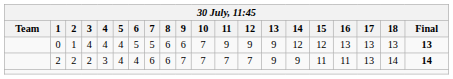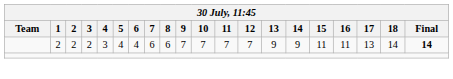- row: (58, 45)
